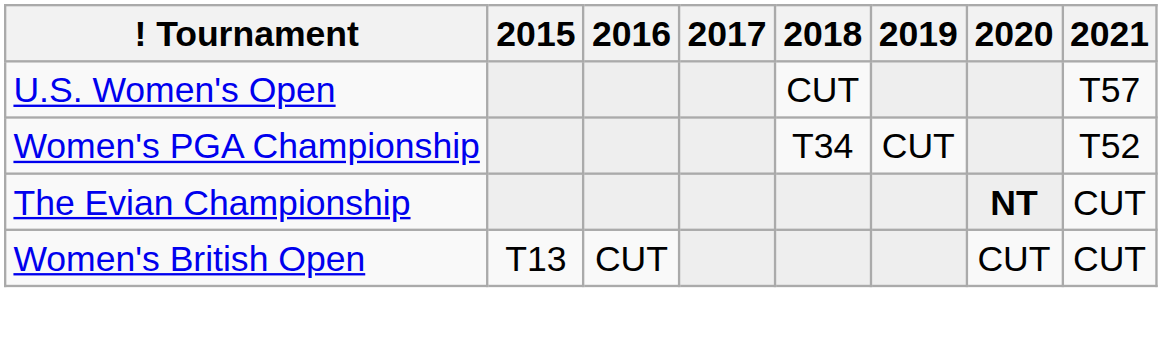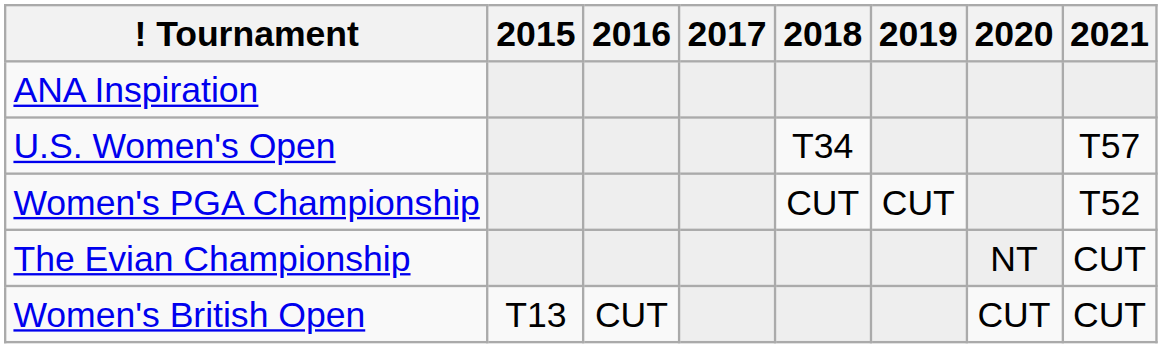+ row: (136, 90)
(823, 90) CUT -> (823, 146) T34
(823, 146) T34 -> (823, 202) CUT
(1014, 202) bold -> (1014, 259) normal
